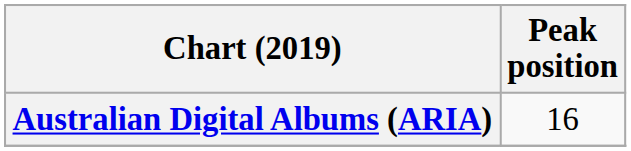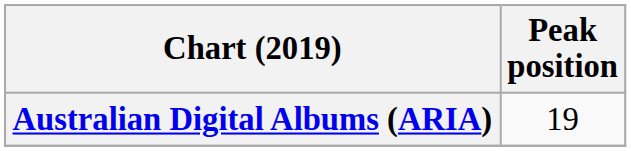(563, 118) 16 -> (563, 118) 19
